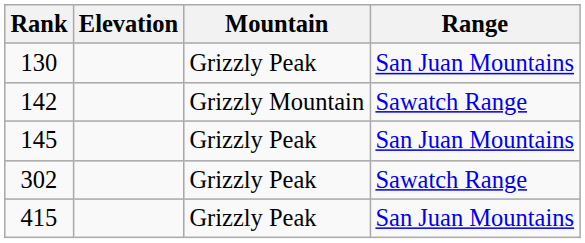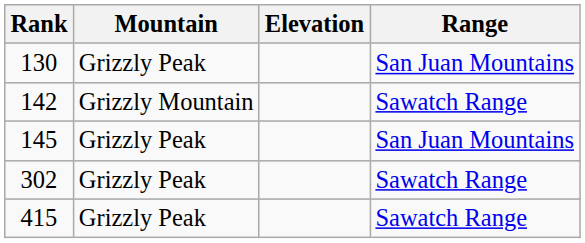columns swapped: (277, 23) <-> (128, 23)
(475, 218) San Juan Mountains -> (451, 218) Sawatch Range
